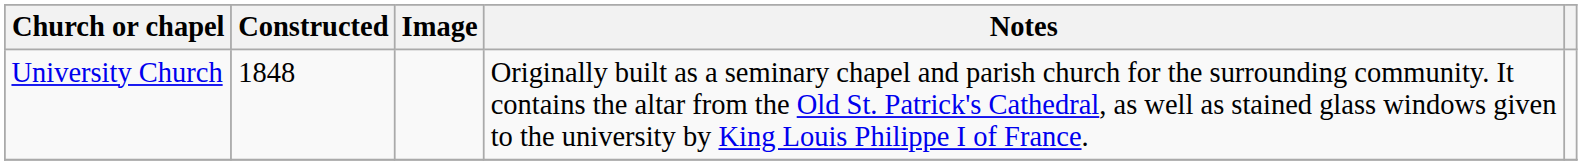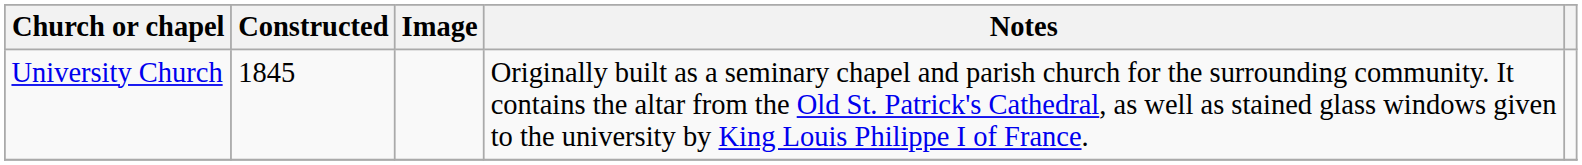(267, 72) 1848 -> (267, 72) 1845
